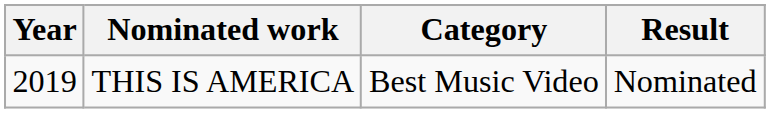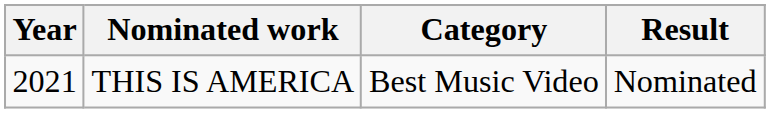(45, 81) 2019 -> (45, 81) 2021
